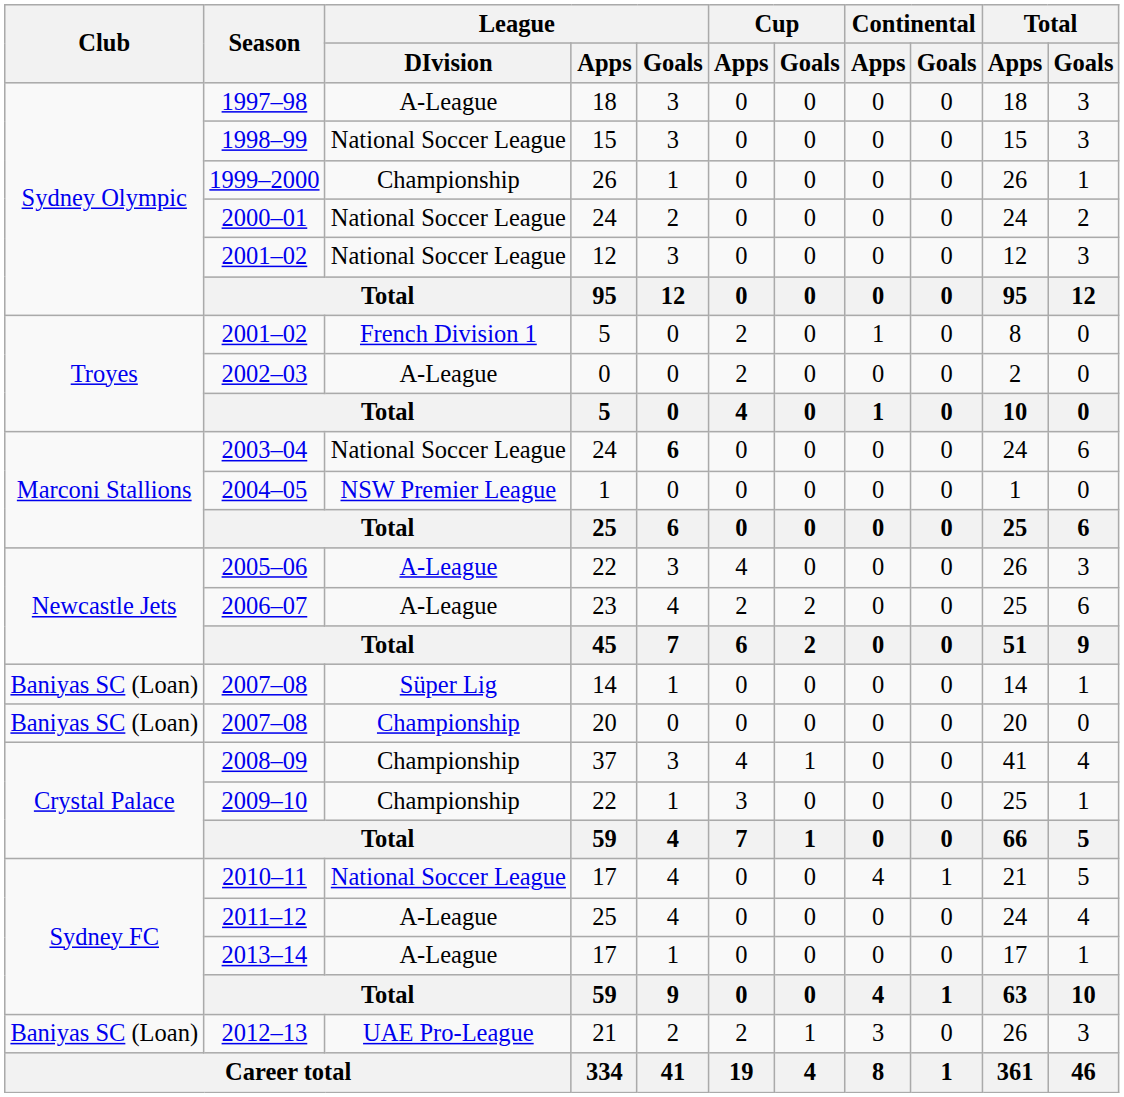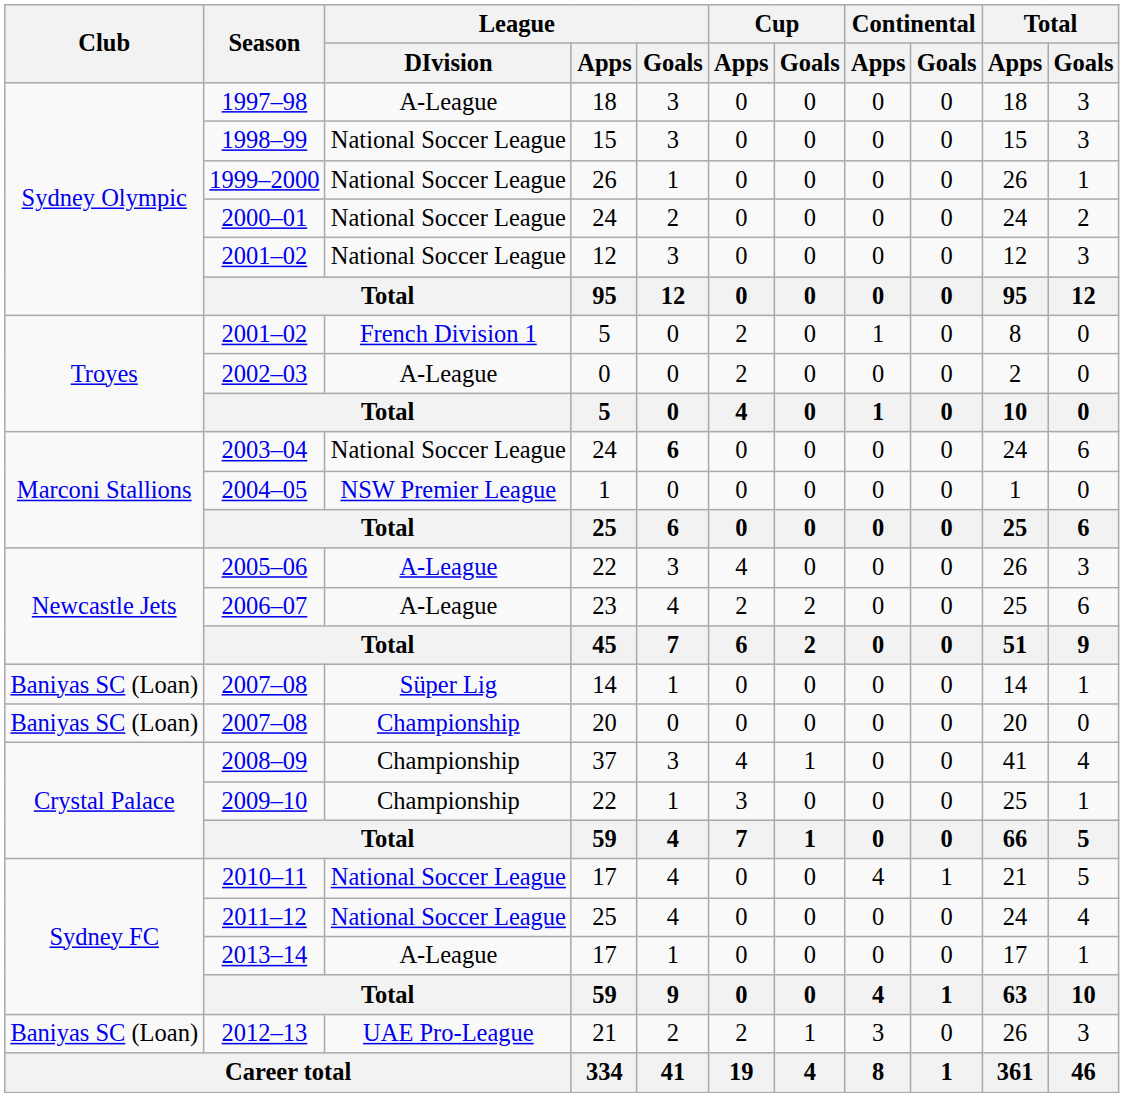(448, 179) Championship -> (448, 179) National Soccer League
(448, 916) A-League -> (448, 916) National Soccer League
